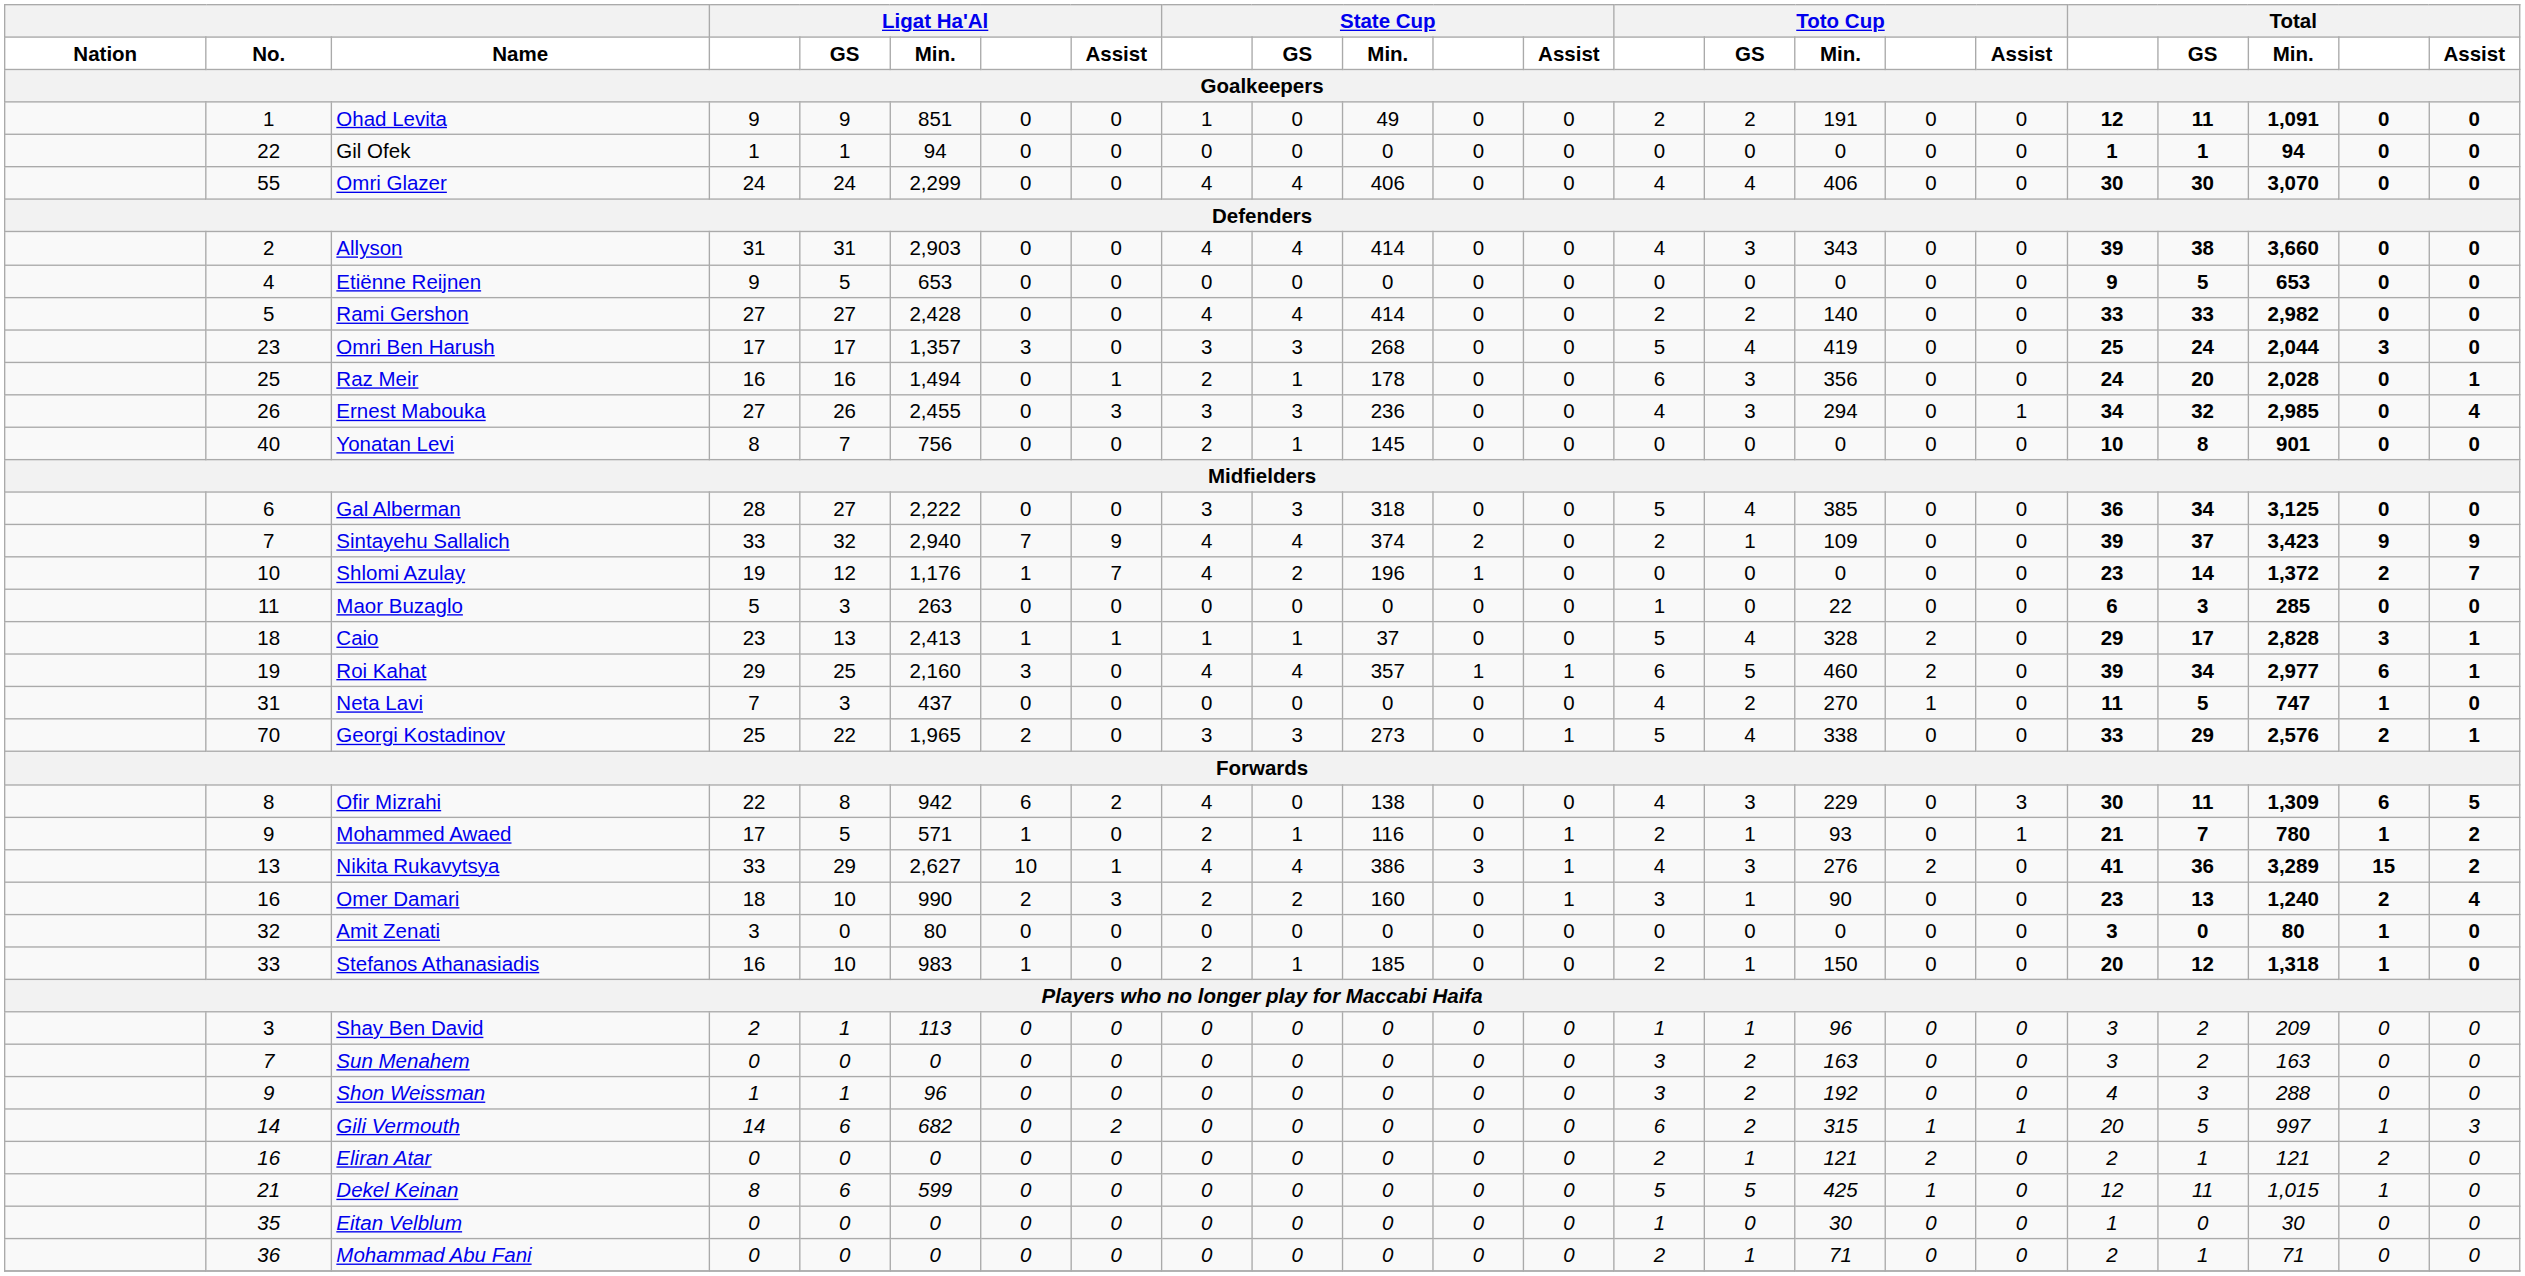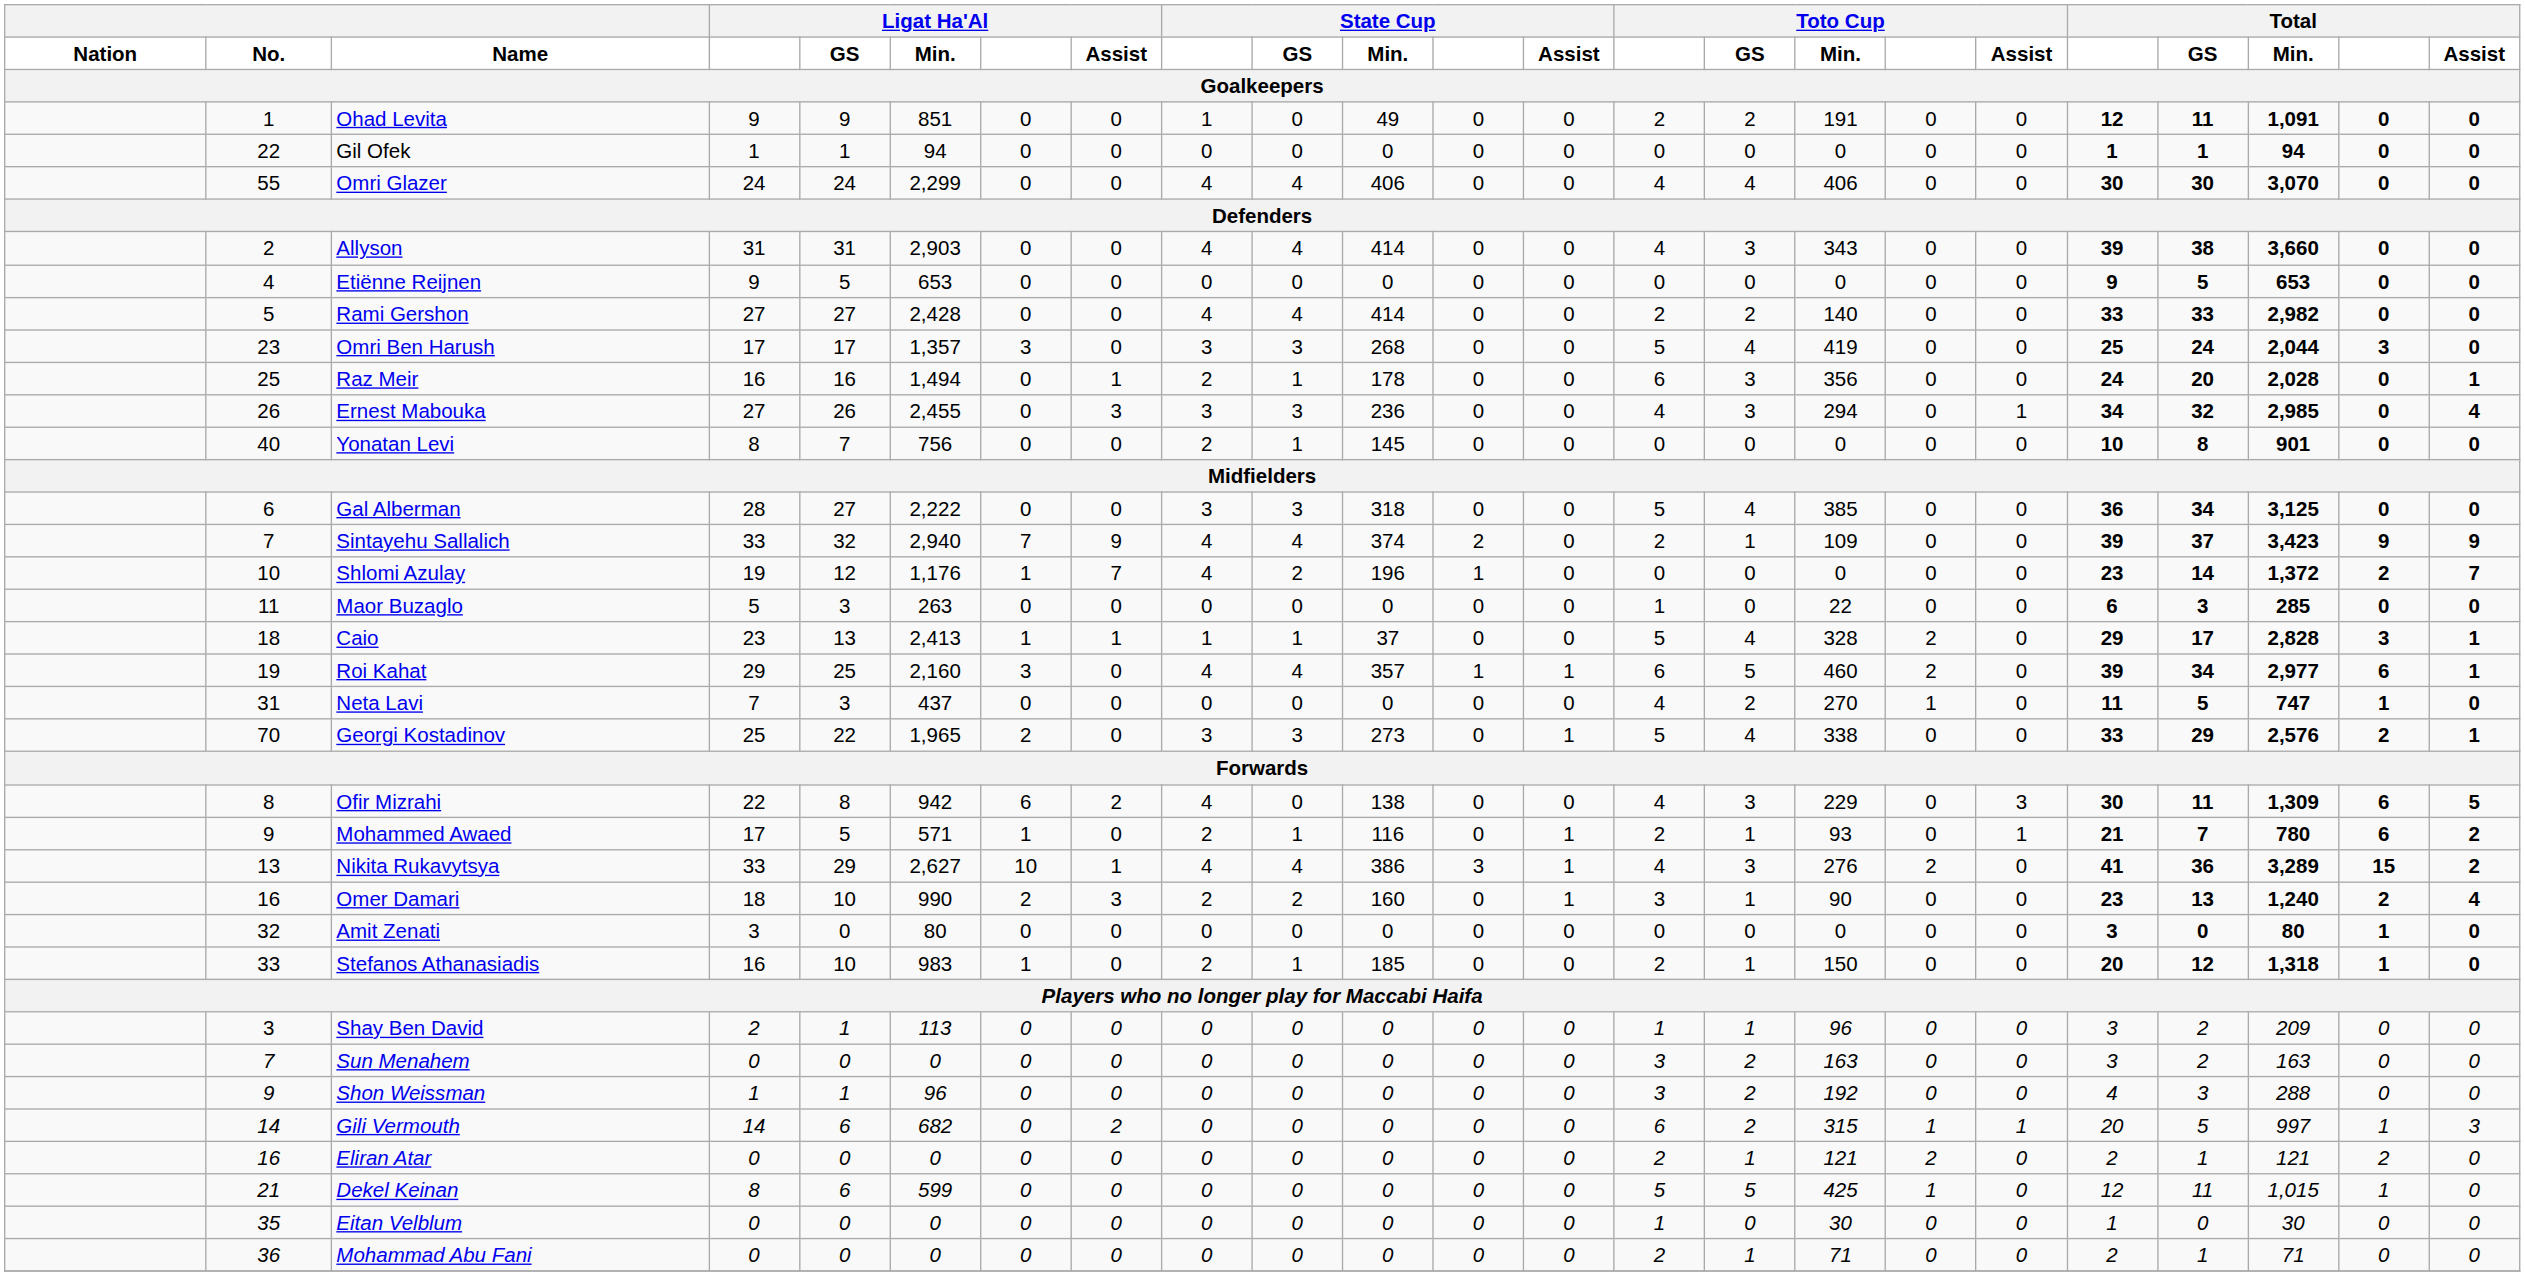(2384, 833) 1 -> (2384, 833) 6
